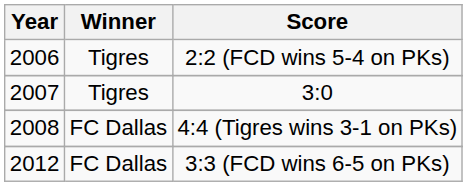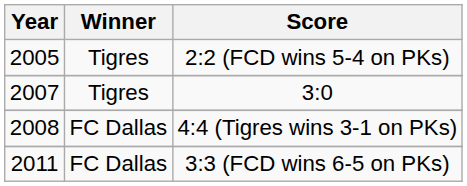(35, 57) 2006 -> (35, 57) 2005
(35, 163) 2012 -> (35, 163) 2011
